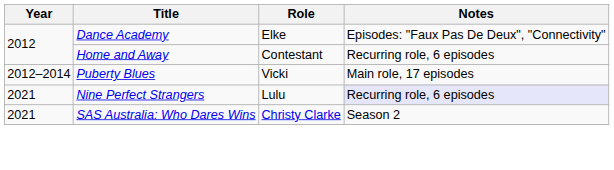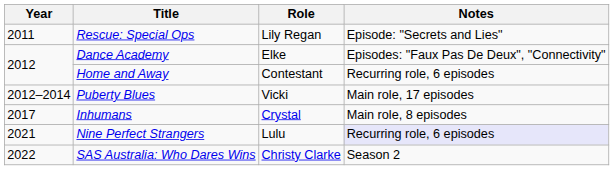+ row: (135, 34)
+ row: (104, 114)
(21, 114) 2021 -> (21, 154) 2022
